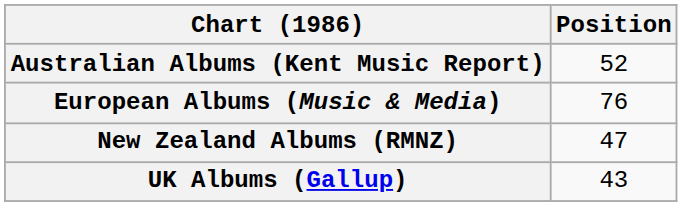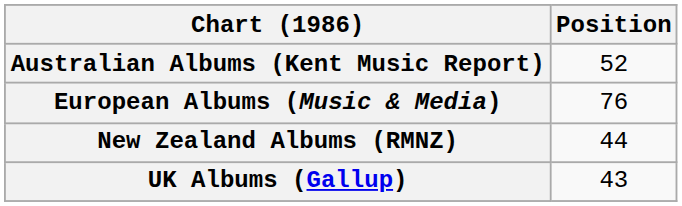(614, 142) 47 -> (614, 142) 44
